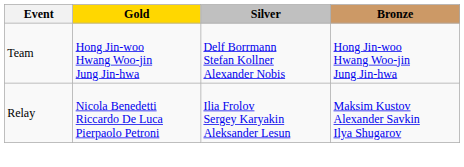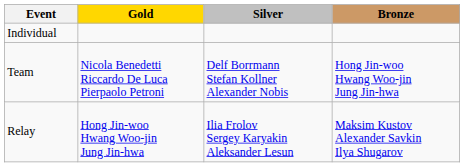+ row: (32, 33)
(114, 60) Hong Jin-woo Hwang Woo-jin Jung Jin-hwa -> (124, 79) Nicola Benedetti Riccardo De Luca Pierpaolo Petroni
(119, 119) Nicola Benedetti Riccardo De Luca Pierpaolo Petroni -> (119, 138) Hong Jin-woo Hwang Woo-jin Jung Jin-hwa
